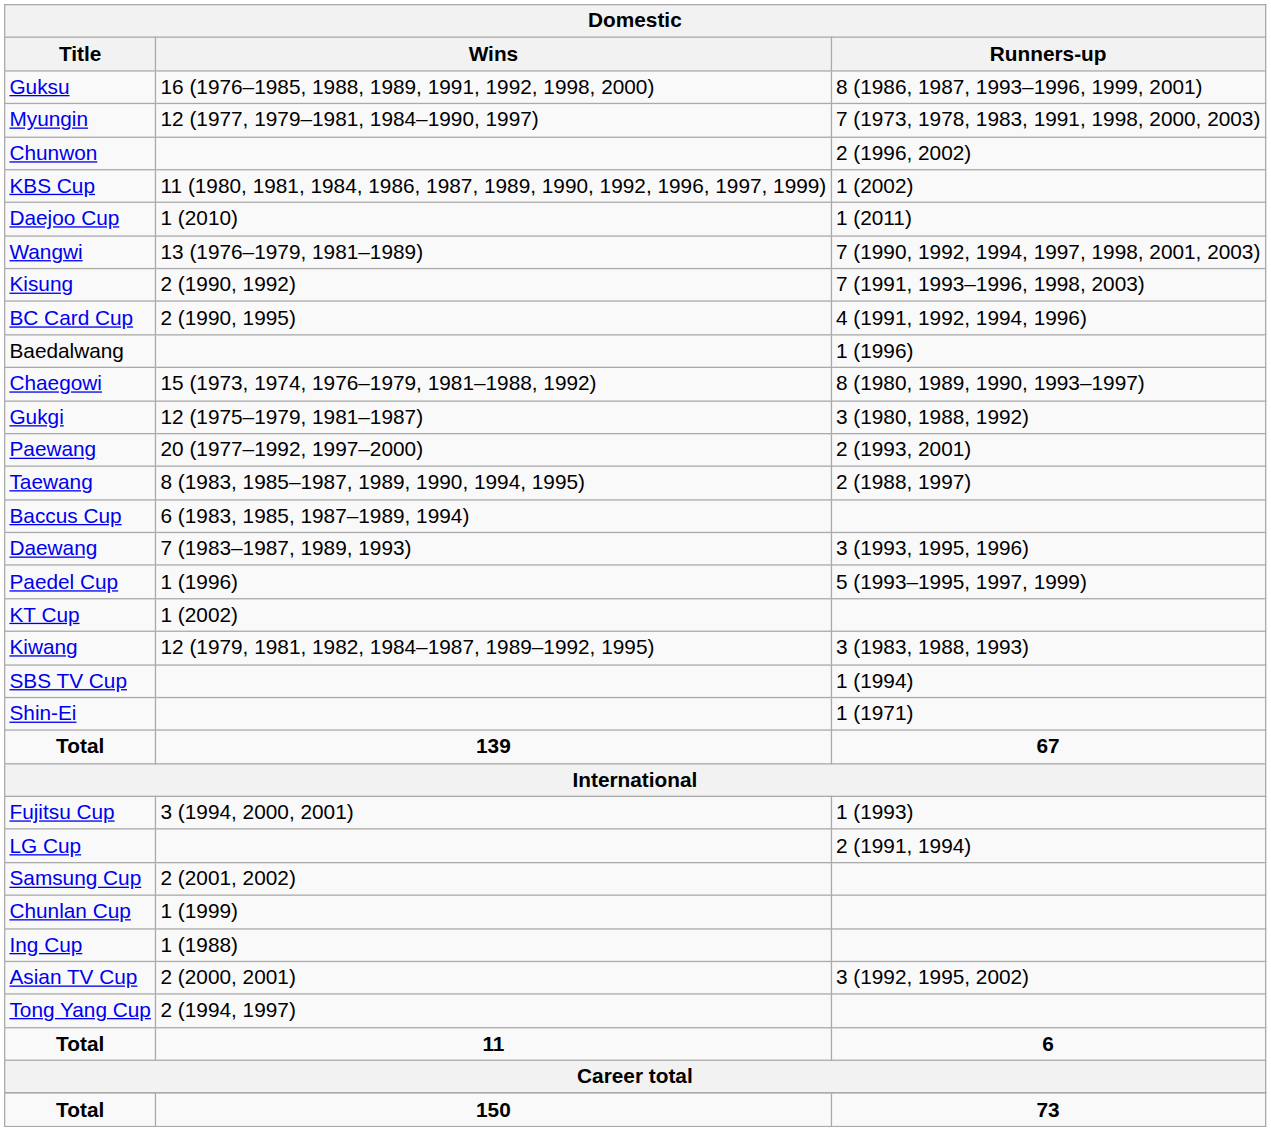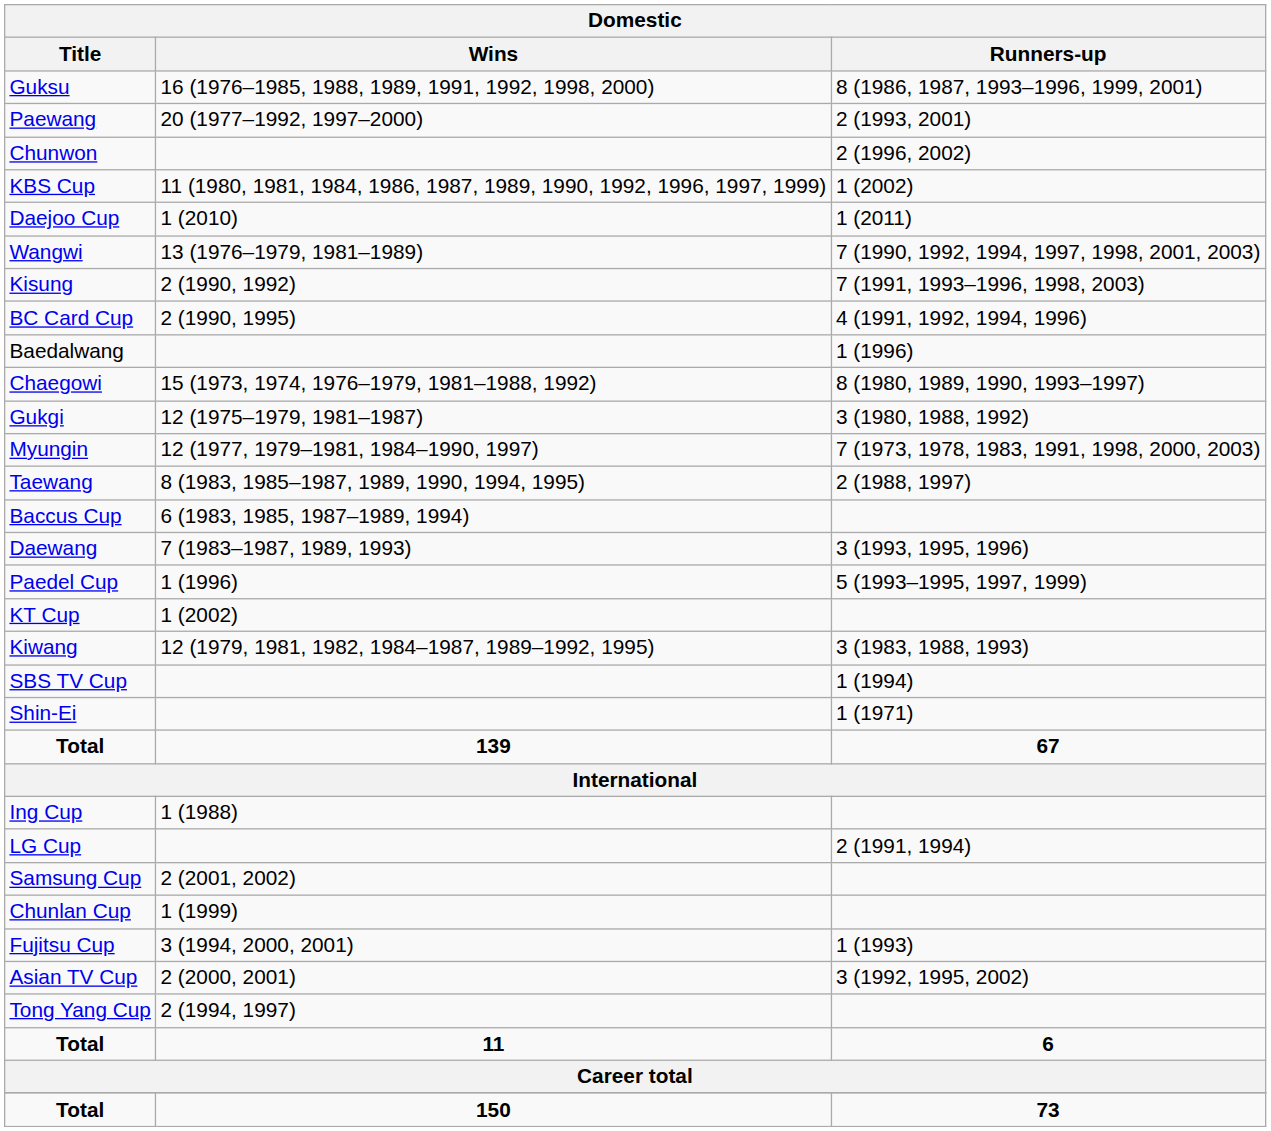rows swapped: (49, 119) <-> (53, 449)
rows swapped: (46, 944) <-> (62, 812)
